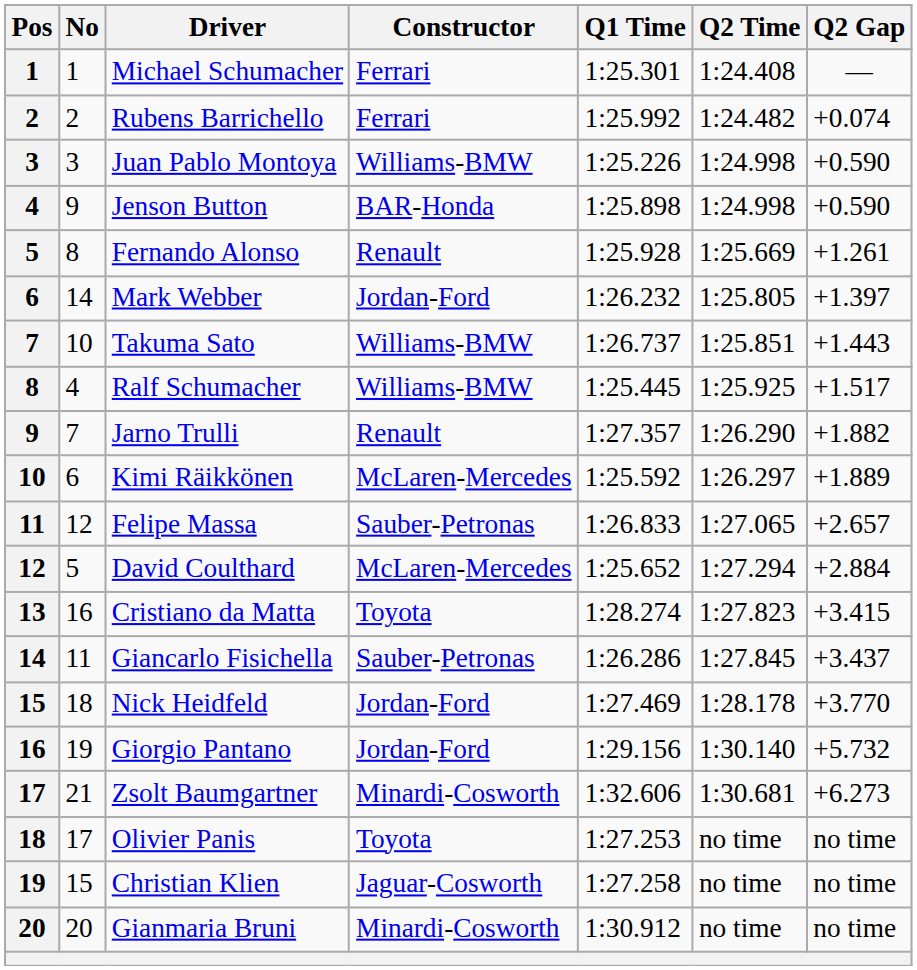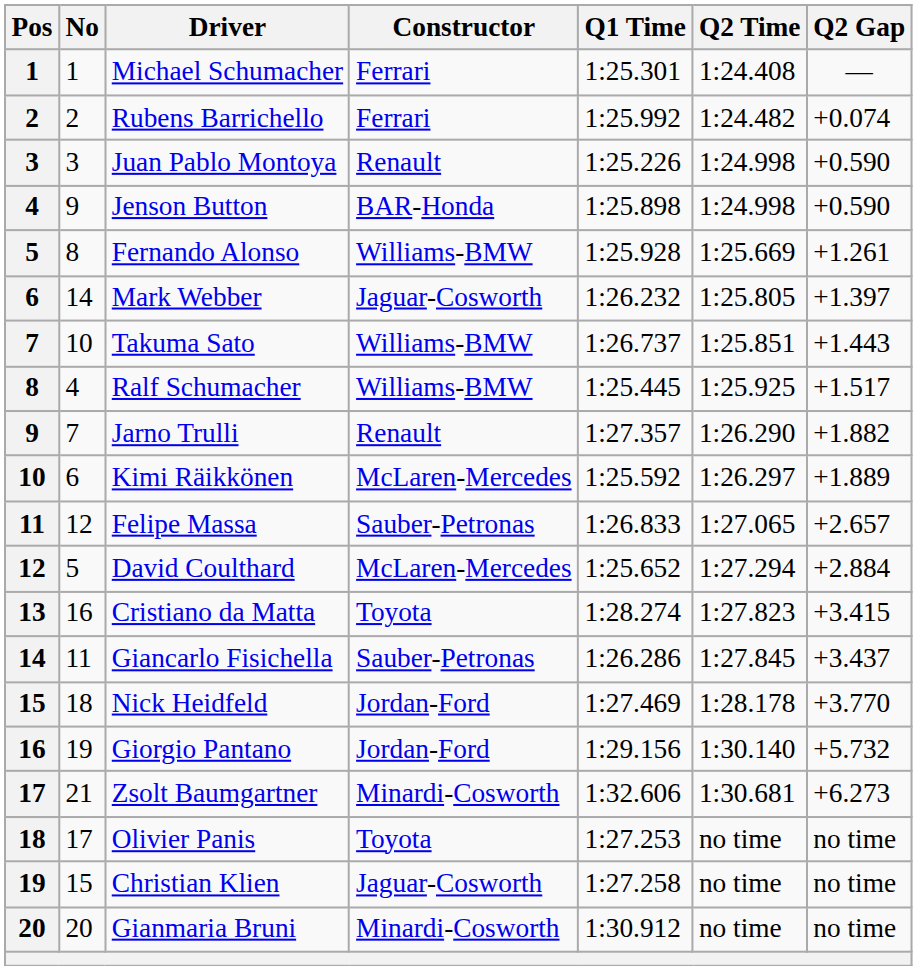(444, 161) Williams-BMW -> (399, 161) Renault
(399, 252) Renault -> (444, 252) Williams-BMW
(423, 297) Jordan-Ford -> (449, 297) Jaguar-Cosworth
